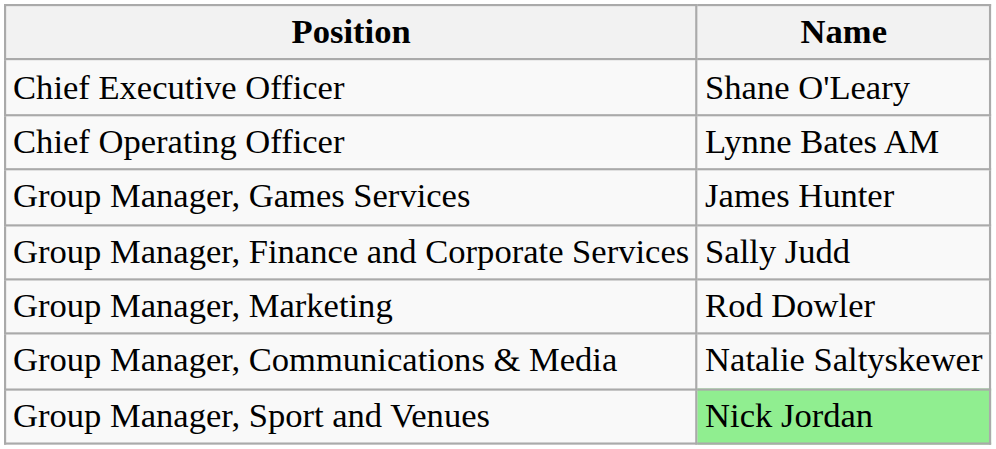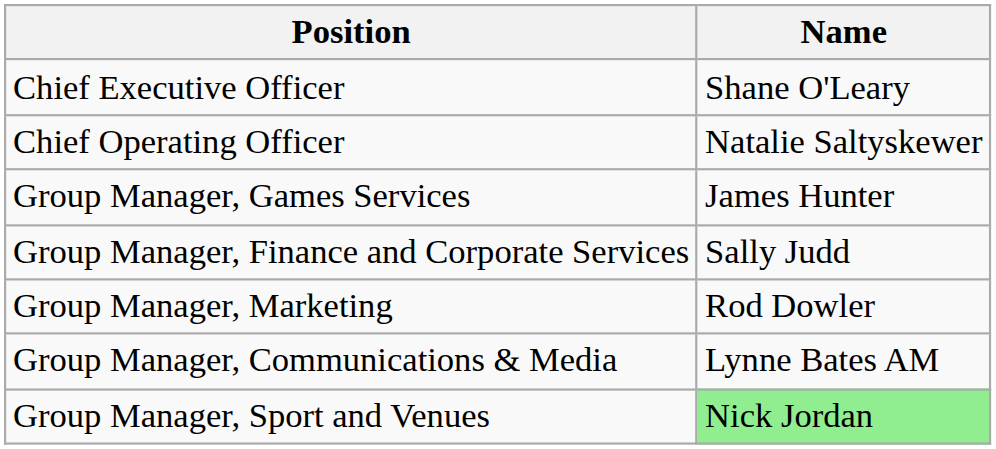(822, 141) Lynne Bates AM -> (844, 141) Natalie Saltyskewer
(844, 360) Natalie Saltyskewer -> (822, 360) Lynne Bates AM
